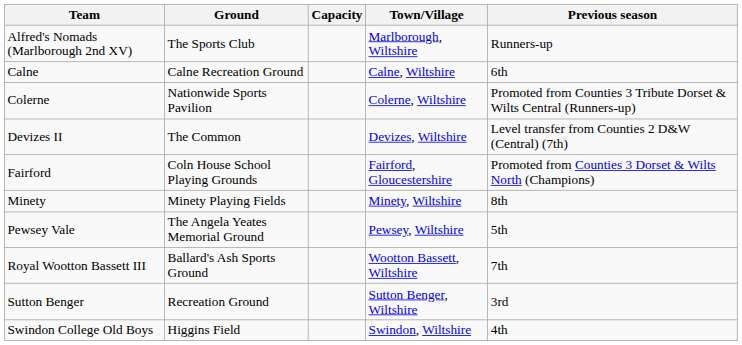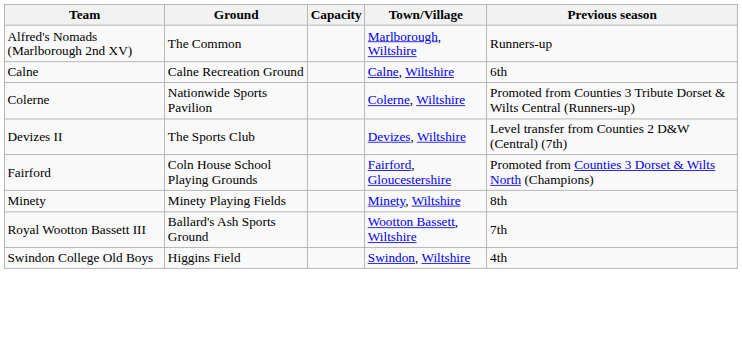(211, 43) The Sports Club -> (205, 43) The Common
(204, 136) The Common -> (211, 136) The Sports Club
- row: (41, 229)
- row: (46, 301)
